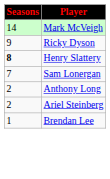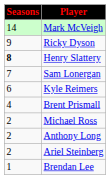+ row: (71, 89)
+ row: (72, 105)
+ row: (70, 120)
